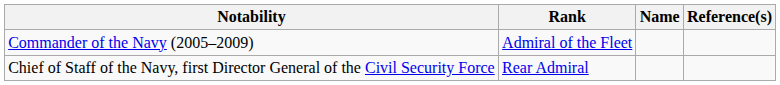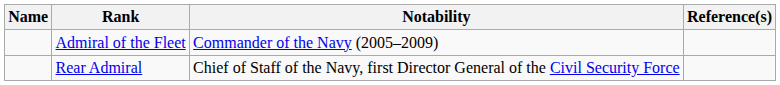columns swapped: (660, 17) <-> (251, 17)
